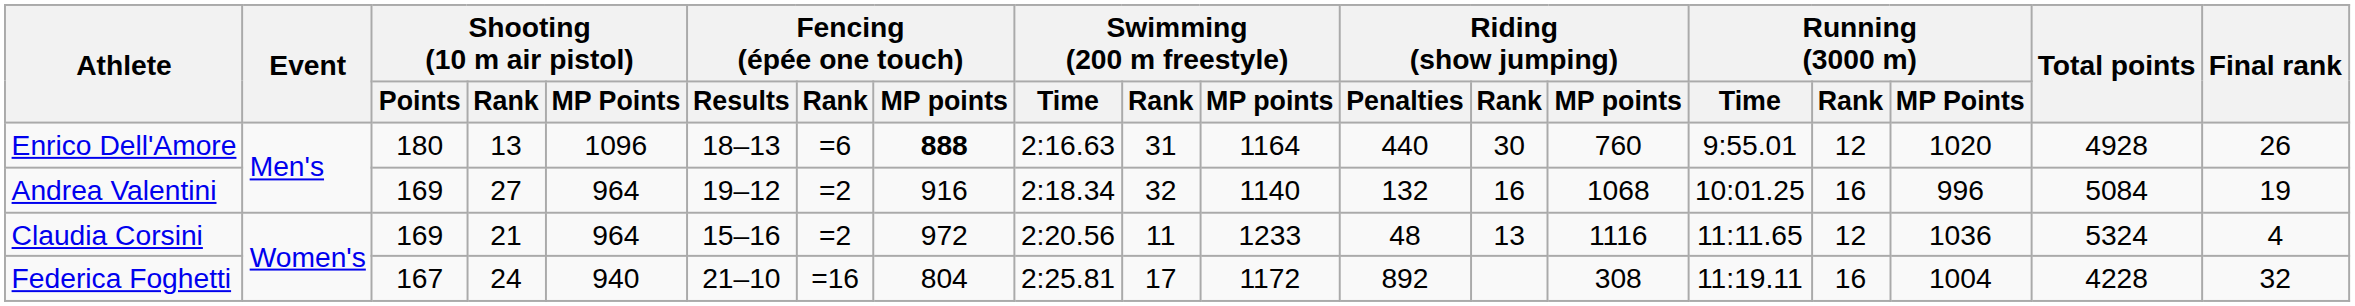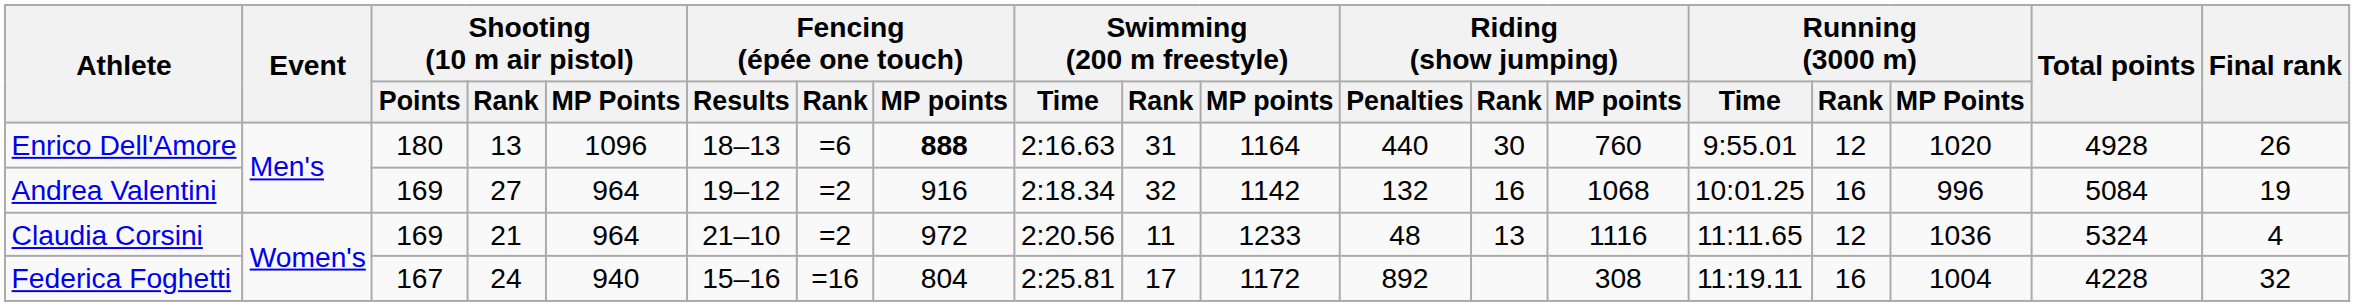(1270, 190) 1140 -> (1270, 190) 1142
(741, 235) 15–16 -> (741, 235) 21–10
(741, 279) 21–10 -> (741, 279) 15–16
